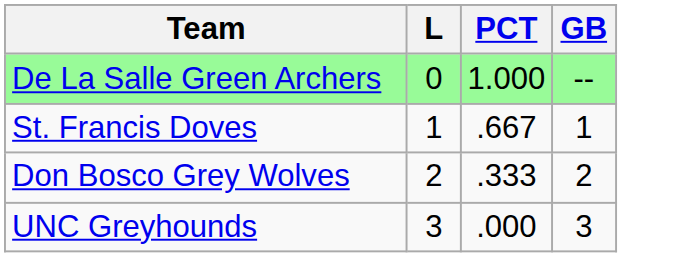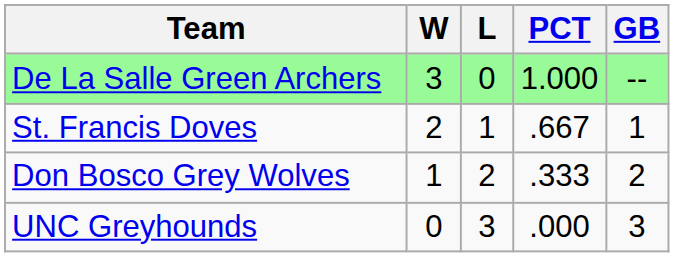+ column: (434, 29)
